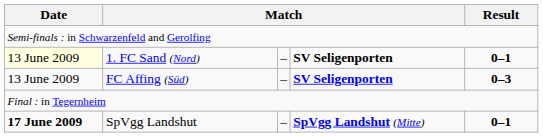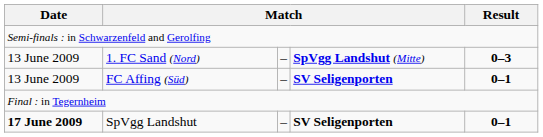(43, 57) lightyellow background -> (43, 57) no background
(343, 57) SV Seligenporten -> (359, 57) SpVgg Landshut (Mitte)
(501, 57) 0–1 -> (501, 57) 0–3
(501, 79) 0–3 -> (501, 79) 0–1
(359, 121) SpVgg Landshut (Mitte) -> (343, 121) SV Seligenporten
